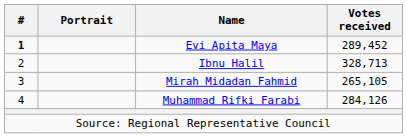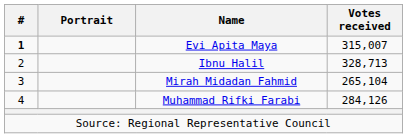(365, 45) 289,452 -> (365, 45) 315,007
(365, 81) 265,105 -> (365, 81) 265,104
